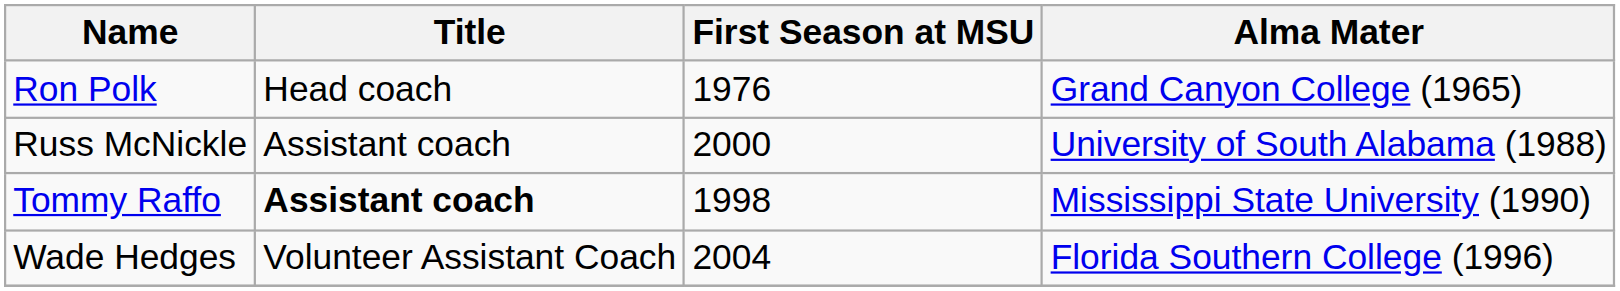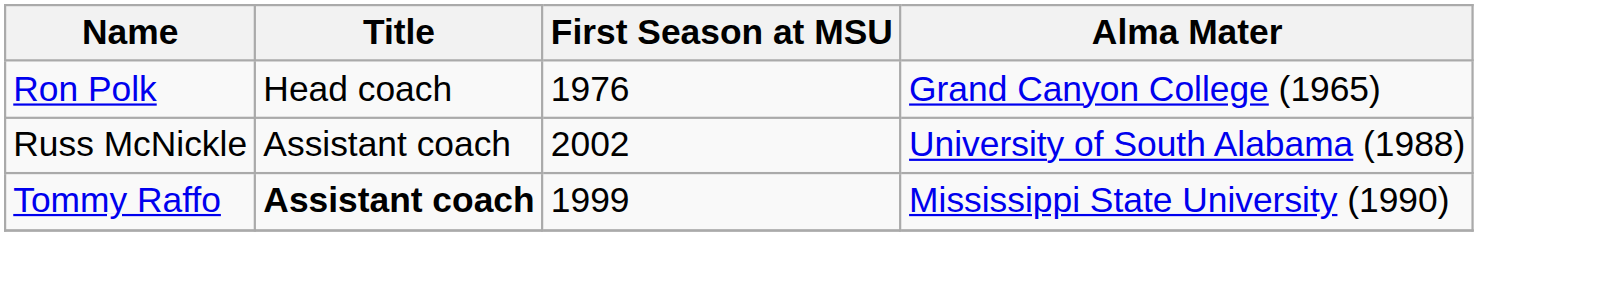(732, 144) 2000 -> (590, 144) 2002
(732, 200) 1998 -> (590, 200) 1999
- row: (125, 256)
